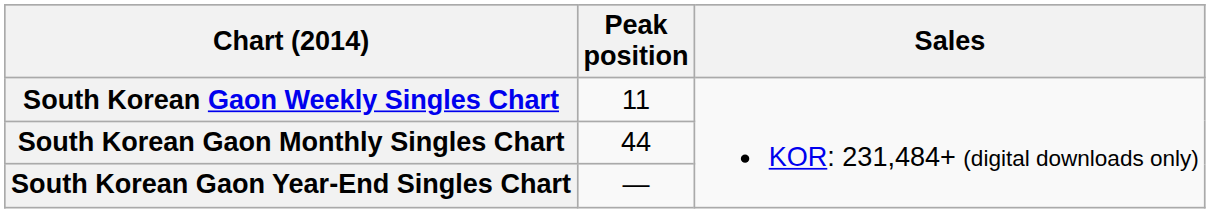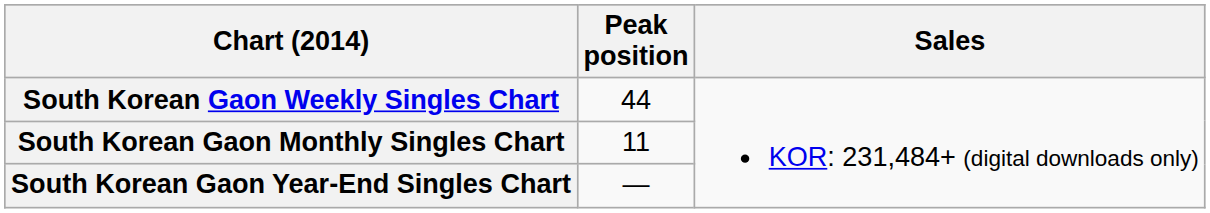(636, 99) 11 -> (636, 99) 44
(636, 142) 44 -> (636, 142) 11
